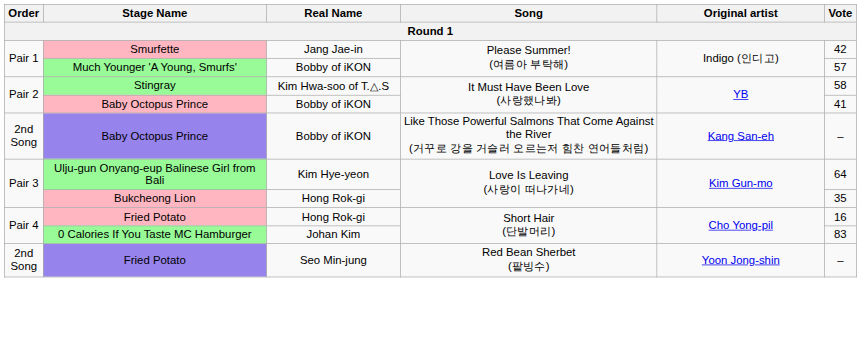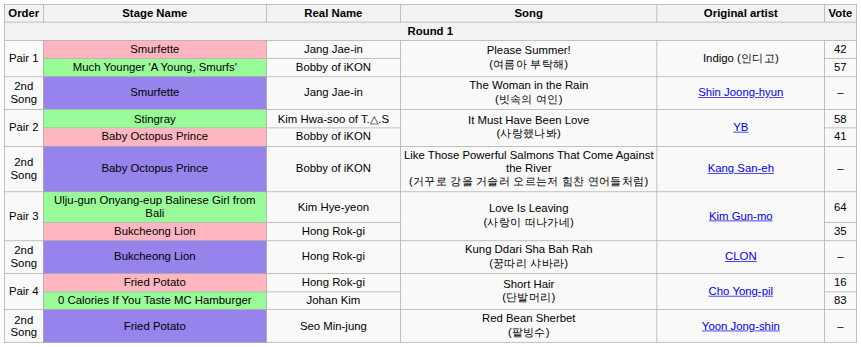+ row: (155, 93)
+ row: (155, 257)
